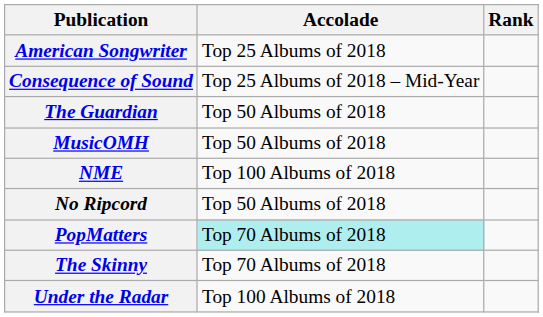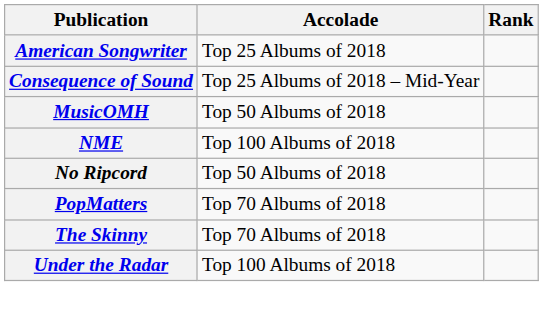- row: (101, 111)
(294, 234) paleturquoise background -> (294, 204) no background
